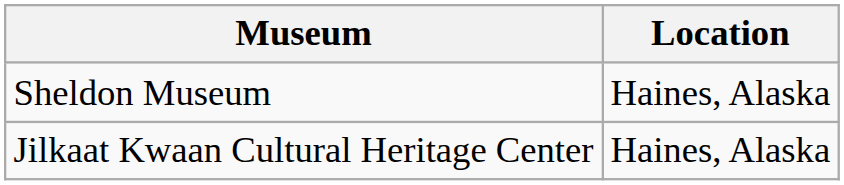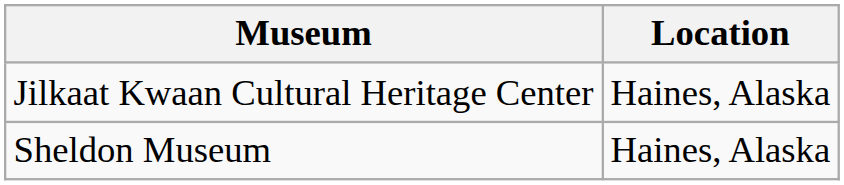rows swapped: (142, 91) <-> (304, 149)
